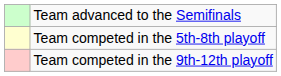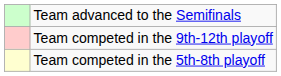rows swapped: (149, 37) <-> (153, 60)
